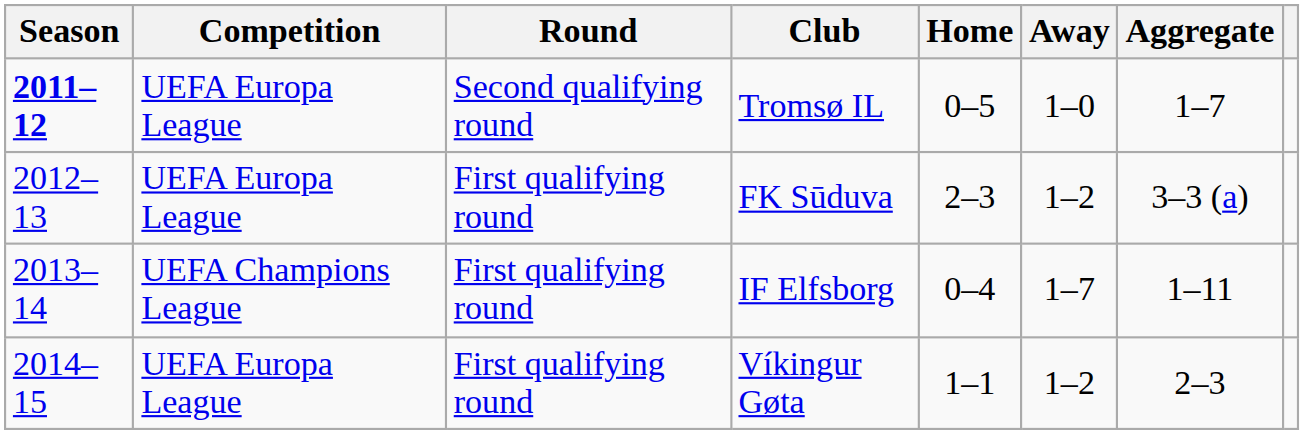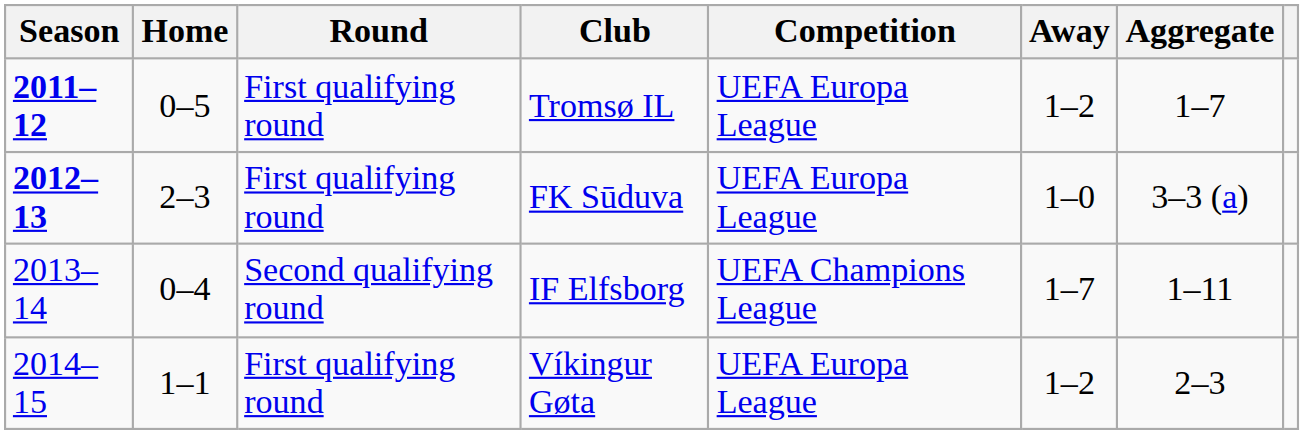columns swapped: (290, 31) <-> (970, 31)
(578, 104) Second qualifying round -> (350, 104) First qualifying round
(1069, 104) 1–0 -> (1069, 104) 1–2
(56, 197) normal -> (56, 197) bold
(1069, 197) 1–2 -> (1069, 197) 1–0
(559, 289) First qualifying round -> (369, 289) Second qualifying round
